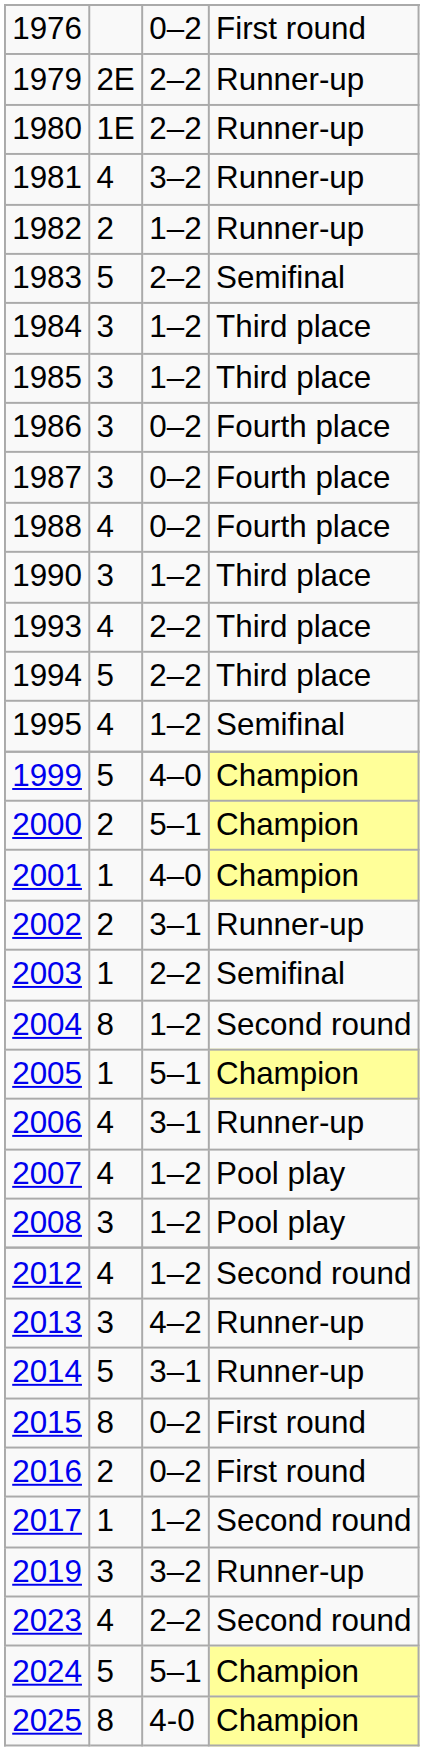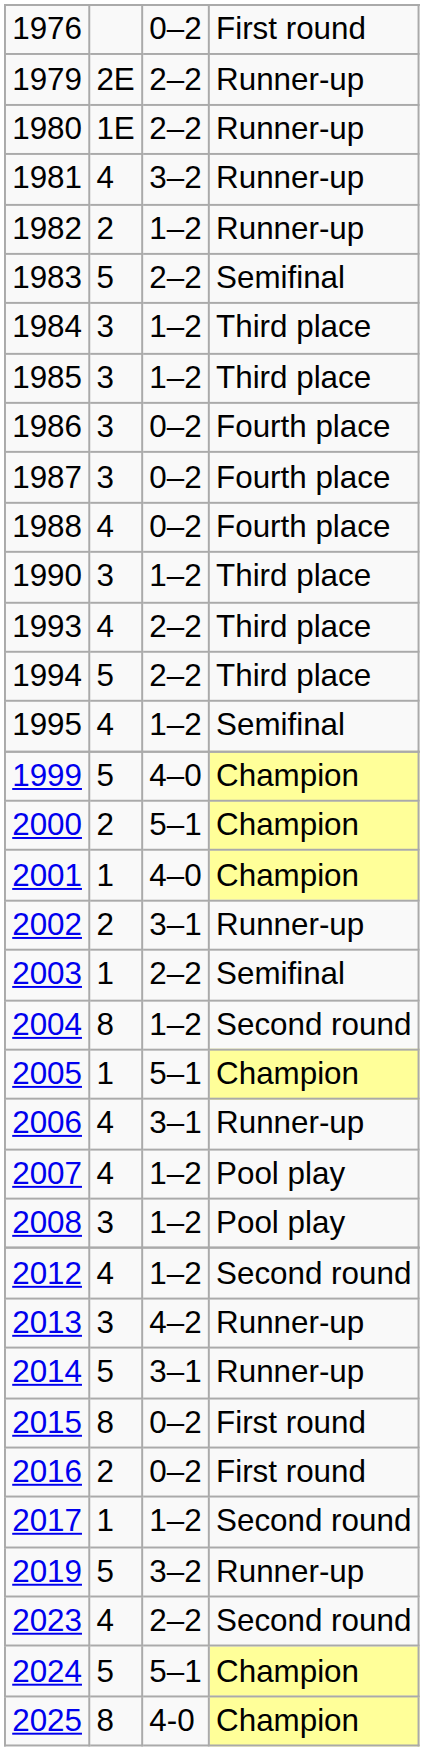(105, 1571) 3 -> (105, 1571) 5
